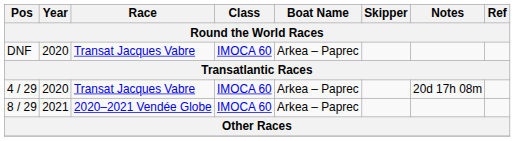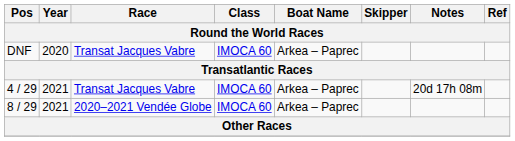(55, 88) 2020 -> (55, 88) 2021
